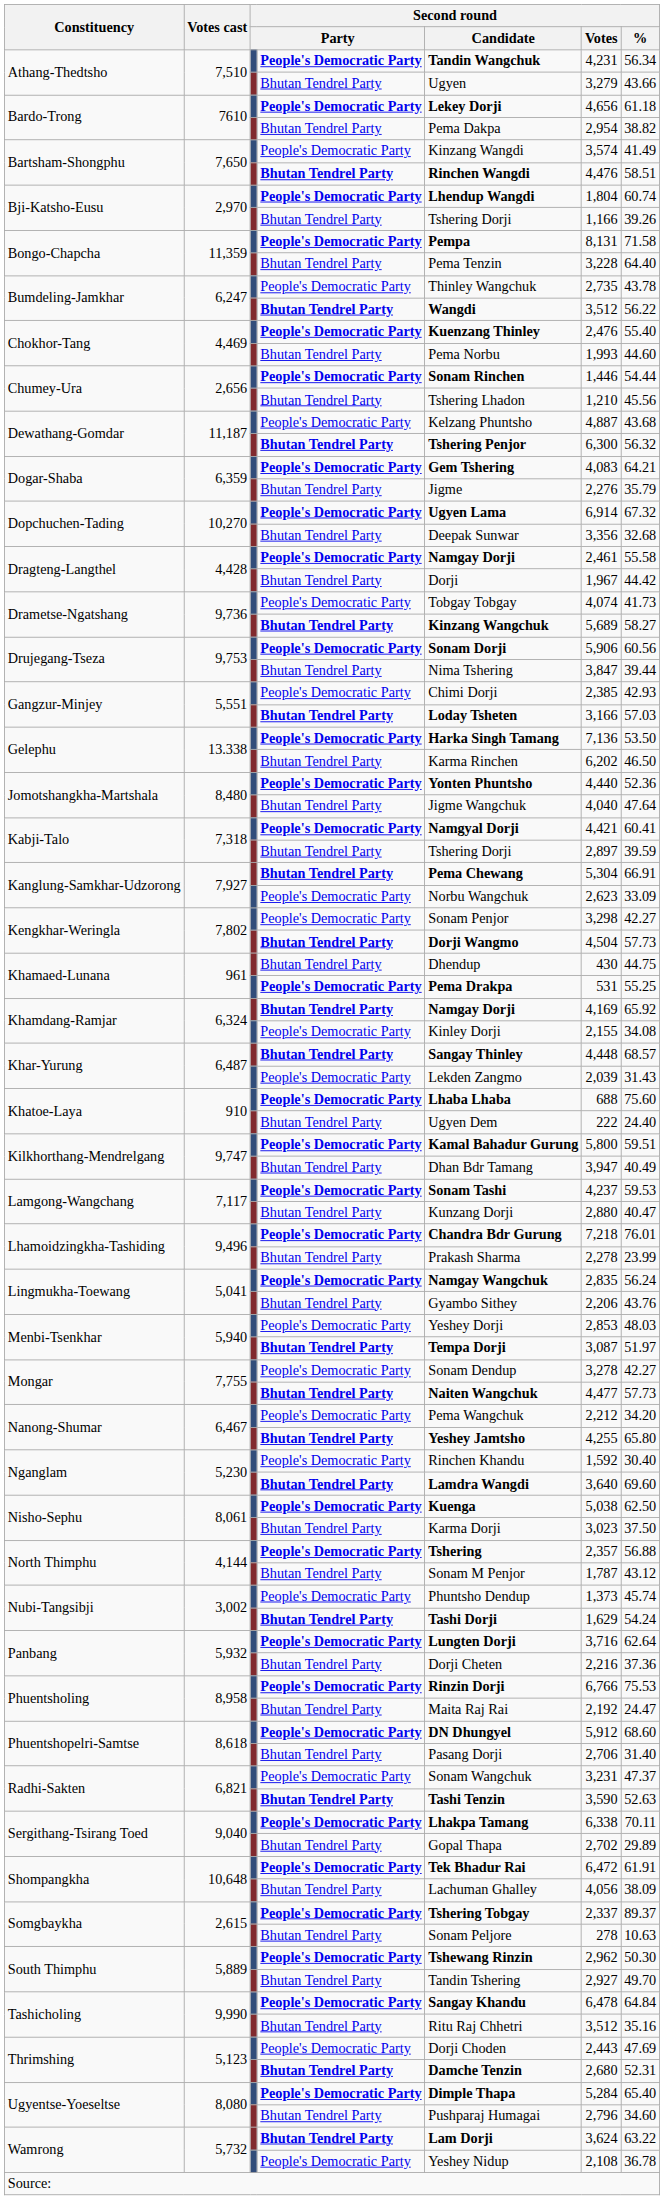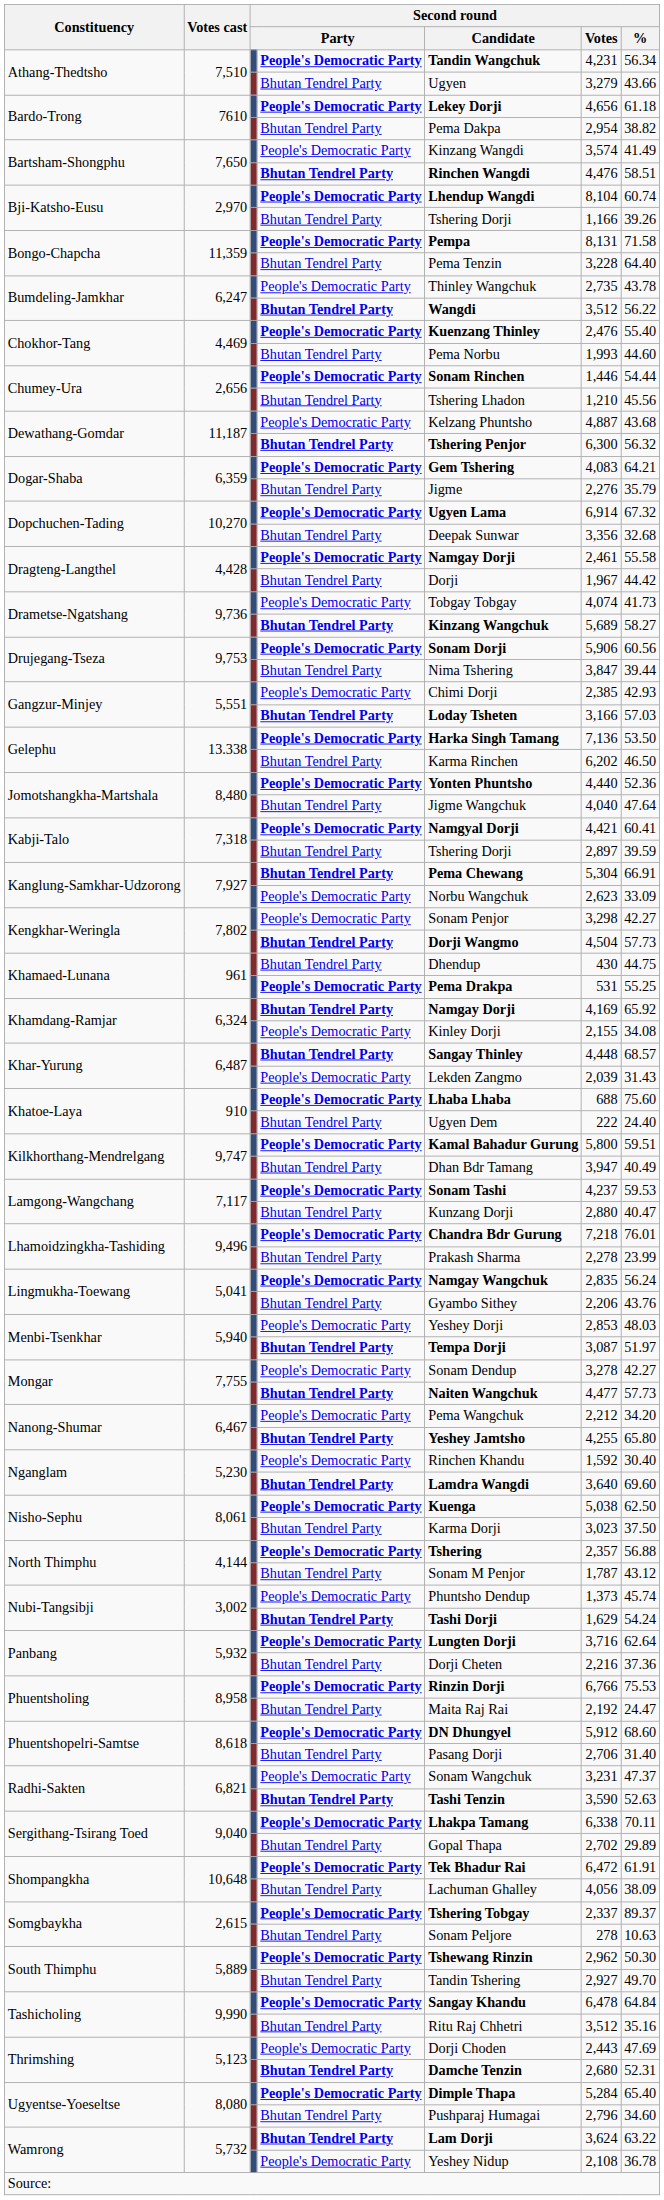(602, 196) 1,804 -> (602, 196) 8,104
